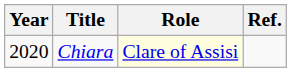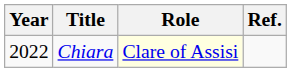(29, 51) 2020 -> (29, 51) 2022
